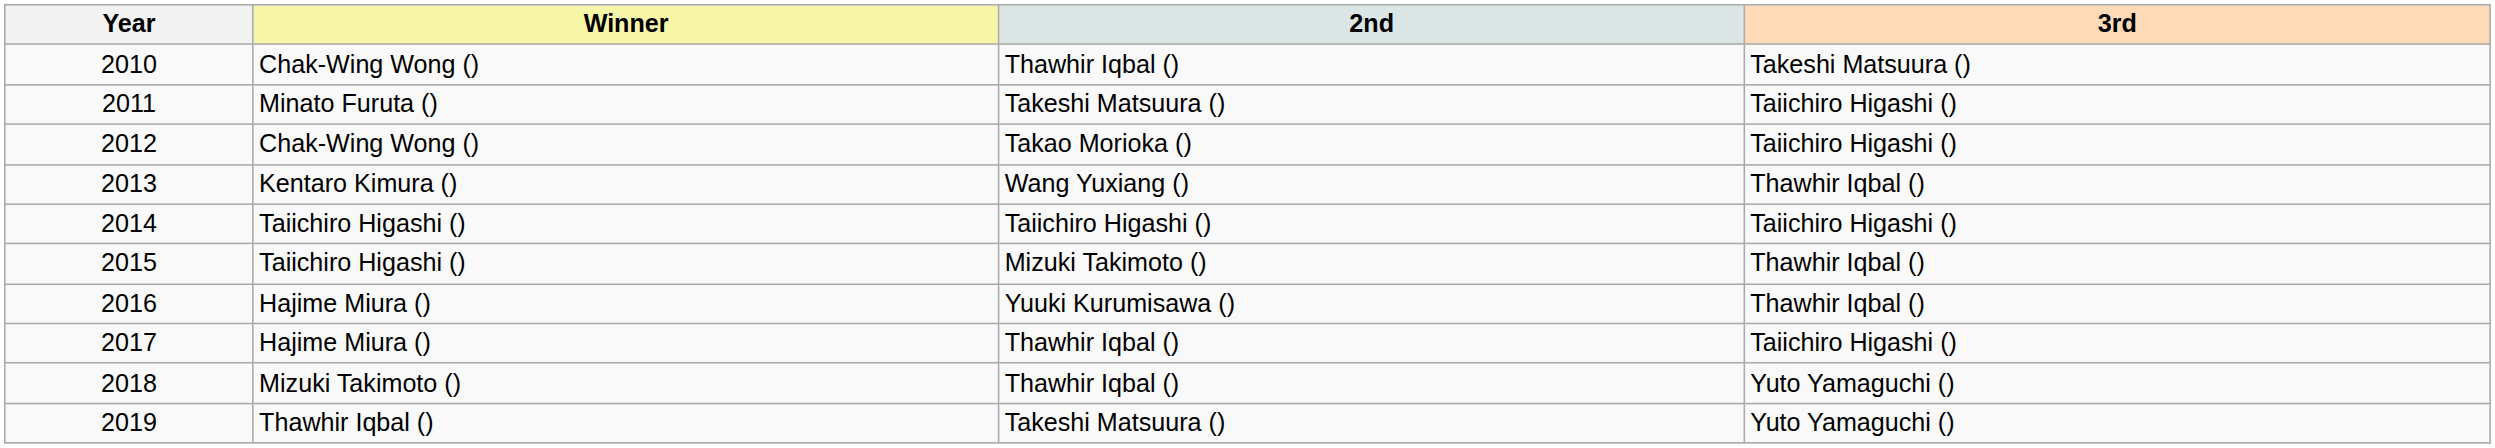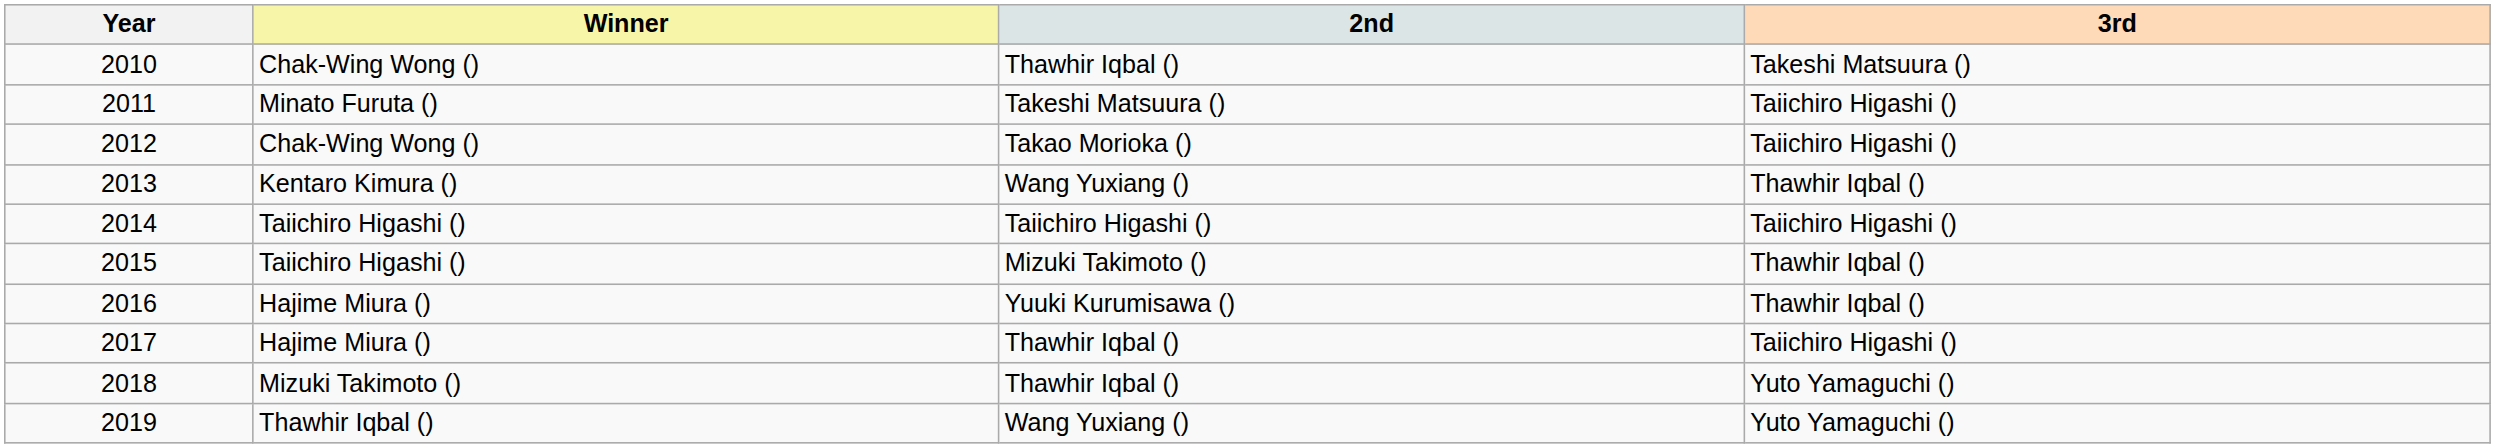(1115, 422) Takeshi Matsuura () -> (1097, 422) Wang Yuxiang ()
